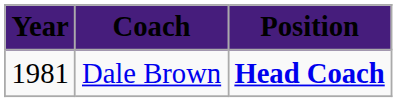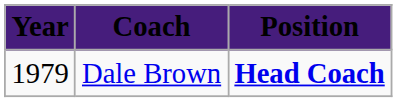(40, 72) 1981 -> (40, 72) 1979
